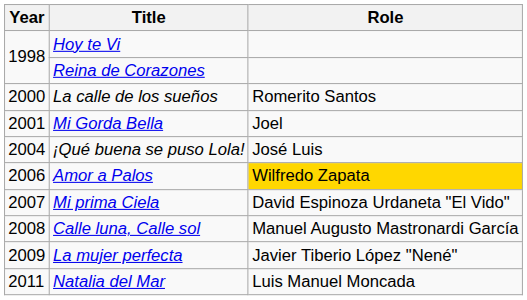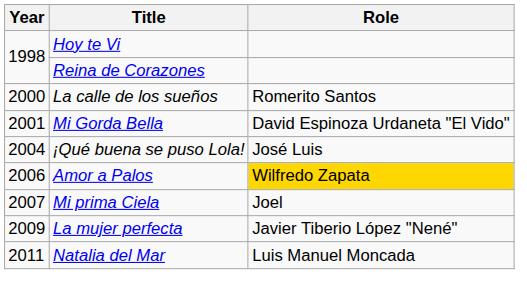(267, 123) Joel -> (381, 123) David Espinoza Urdaneta "El Vido"
(381, 202) David Espinoza Urdaneta "El Vido" -> (267, 202) Joel
- row: (127, 228)
